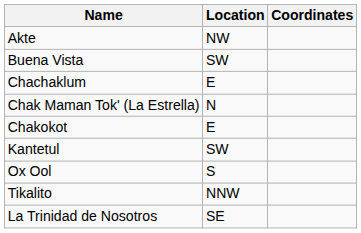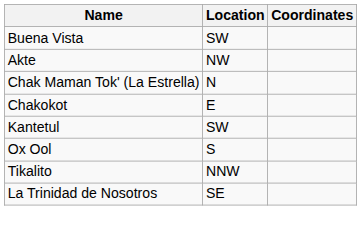rows swapped: (22, 37) <-> (46, 60)
- row: (47, 82)
